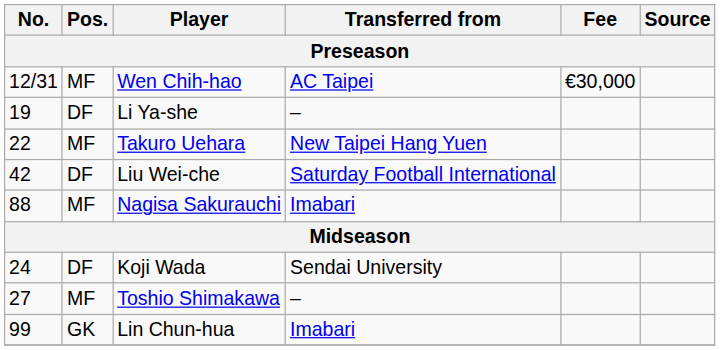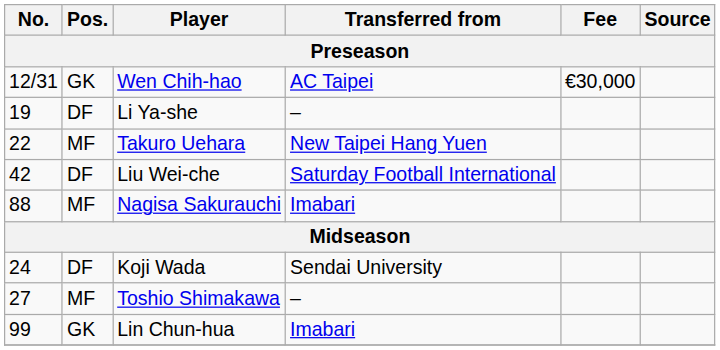(81, 81) MF -> (81, 81) GK
